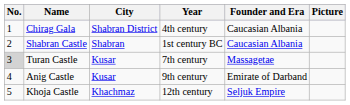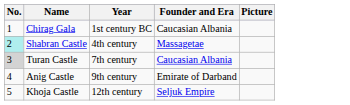- column: (124, 12)
(185, 28) 4th century -> (122, 28) 1st century BC
(9, 44) no background -> (9, 44) paleturquoise background
(192, 44) 1st century BC -> (114, 44) 4th century
(265, 44) Caucasian Albania -> (180, 44) Massagetae
(251, 60) Massagetae -> (194, 60) Caucasian Albania
